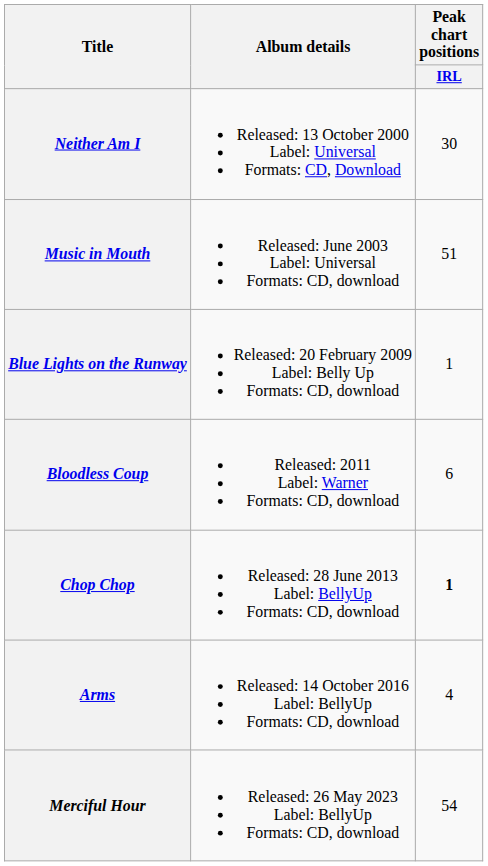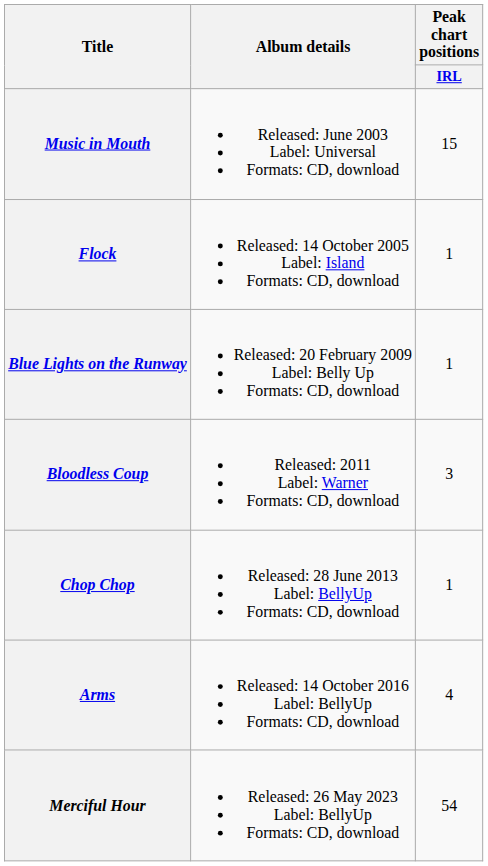- row: (97, 143)
(449, 254) 51 -> (449, 143) 15
+ row: (97, 254)
(449, 474) 6 -> (449, 474) 3
(449, 584) bold -> (449, 584) normal
